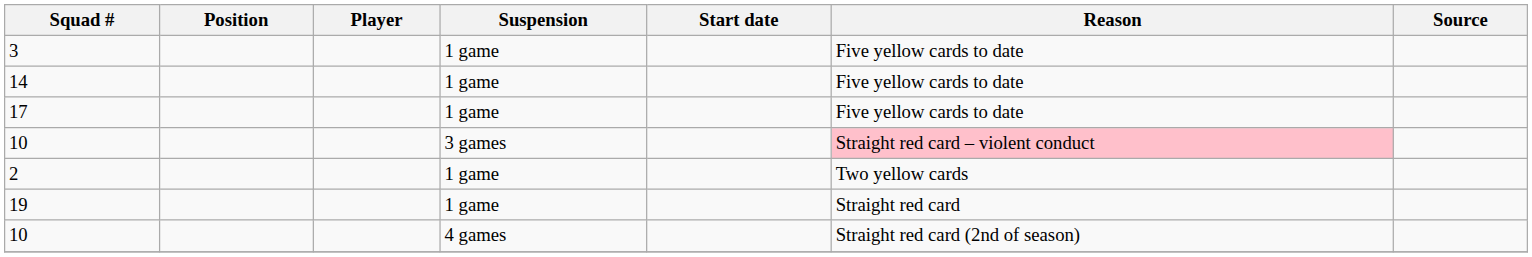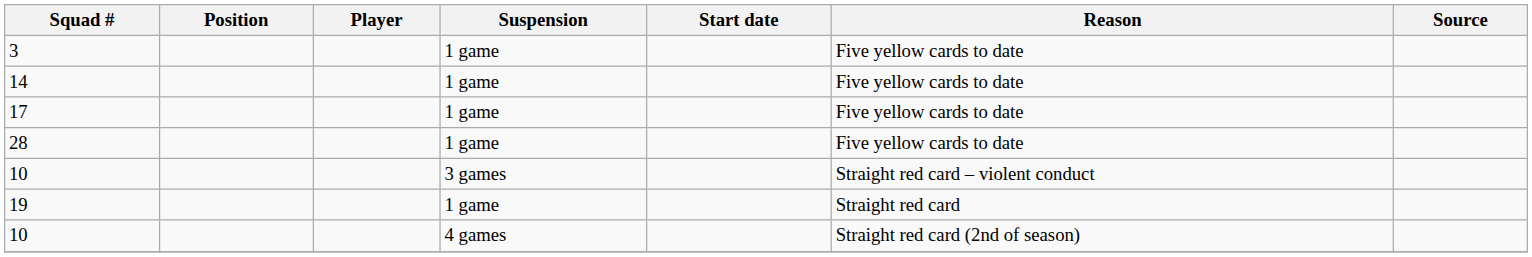+ row: (18, 143)
(965, 143) pink background -> (965, 174) no background
- row: (14, 174)
